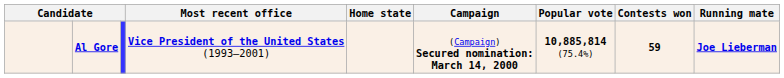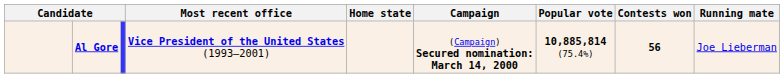(655, 47) 59 -> (655, 47) 56
(737, 47) bold -> (737, 47) normal
